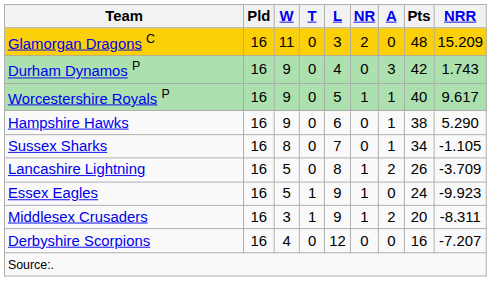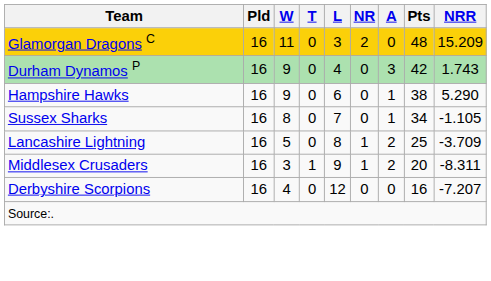- row: (89, 97)
(419, 169) 26 -> (419, 142) 25
- row: (53, 193)
